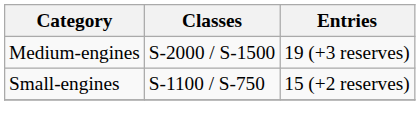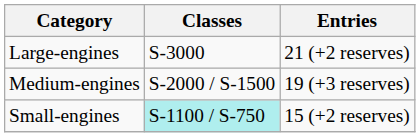+ row: (64, 52)
(207, 84) no background -> (207, 116) paleturquoise background
